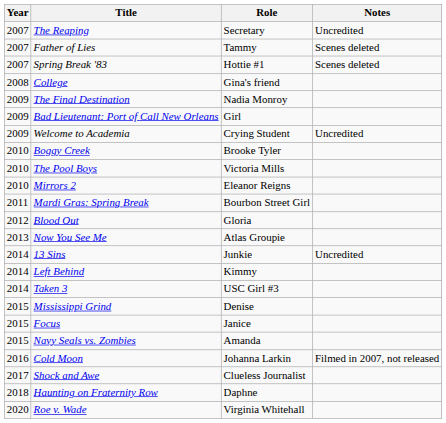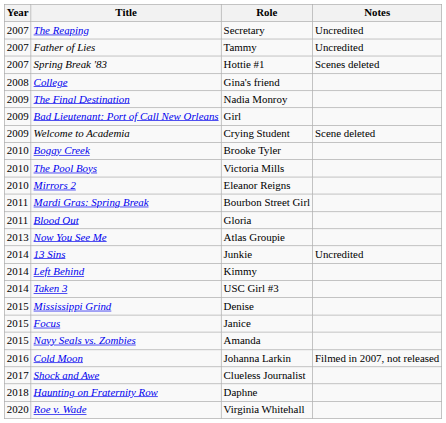(347, 47) Scenes deleted -> (339, 47) Uncredited
(339, 133) Uncredited -> (345, 133) Scene deleted
(18, 220) 2012 -> (18, 220) 2011
